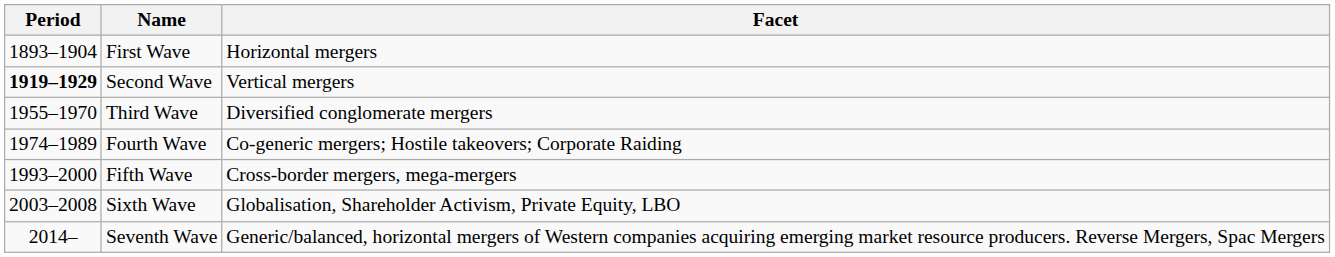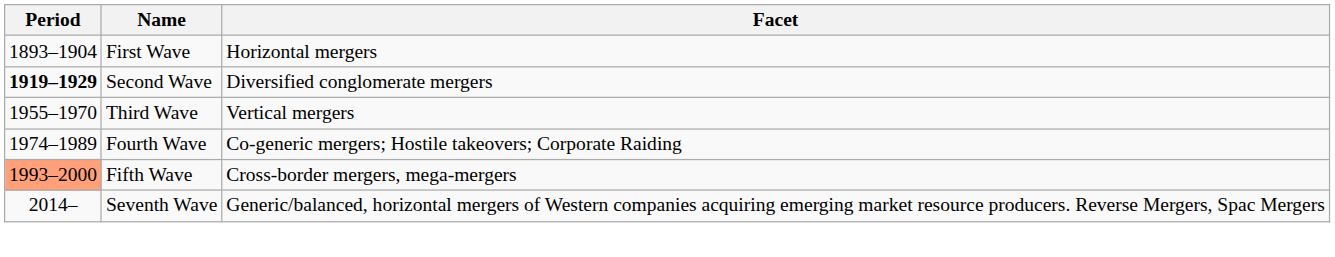(290, 81) Vertical mergers -> (359, 81) Diversified conglomerate mergers
(359, 112) Diversified conglomerate mergers -> (290, 112) Vertical mergers
(53, 174) no background -> (53, 174) lightsalmon background
- row: (151, 205)
